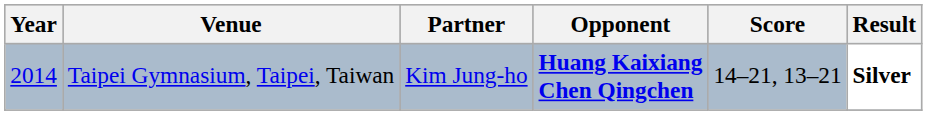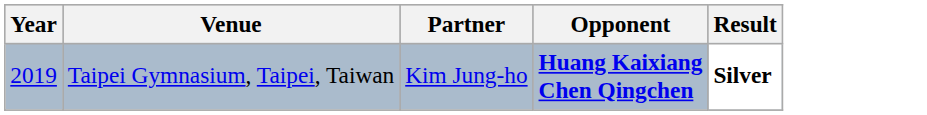- column: (777, 24)
(34, 76) 2014 -> (34, 76) 2019
